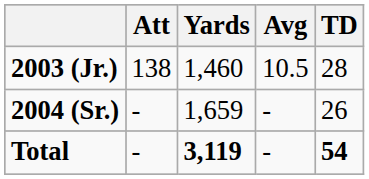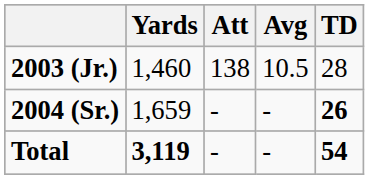columns swapped: (151, 25) <-> (217, 25)
(334, 109) normal -> (334, 109) bold
